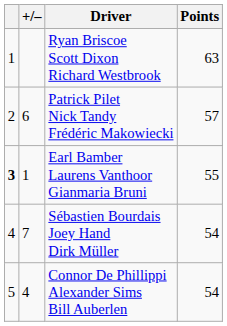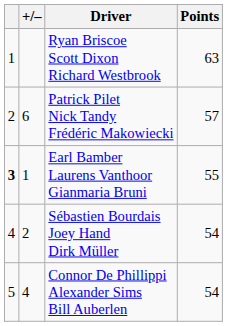(26, 233) 7 -> (26, 233) 2
